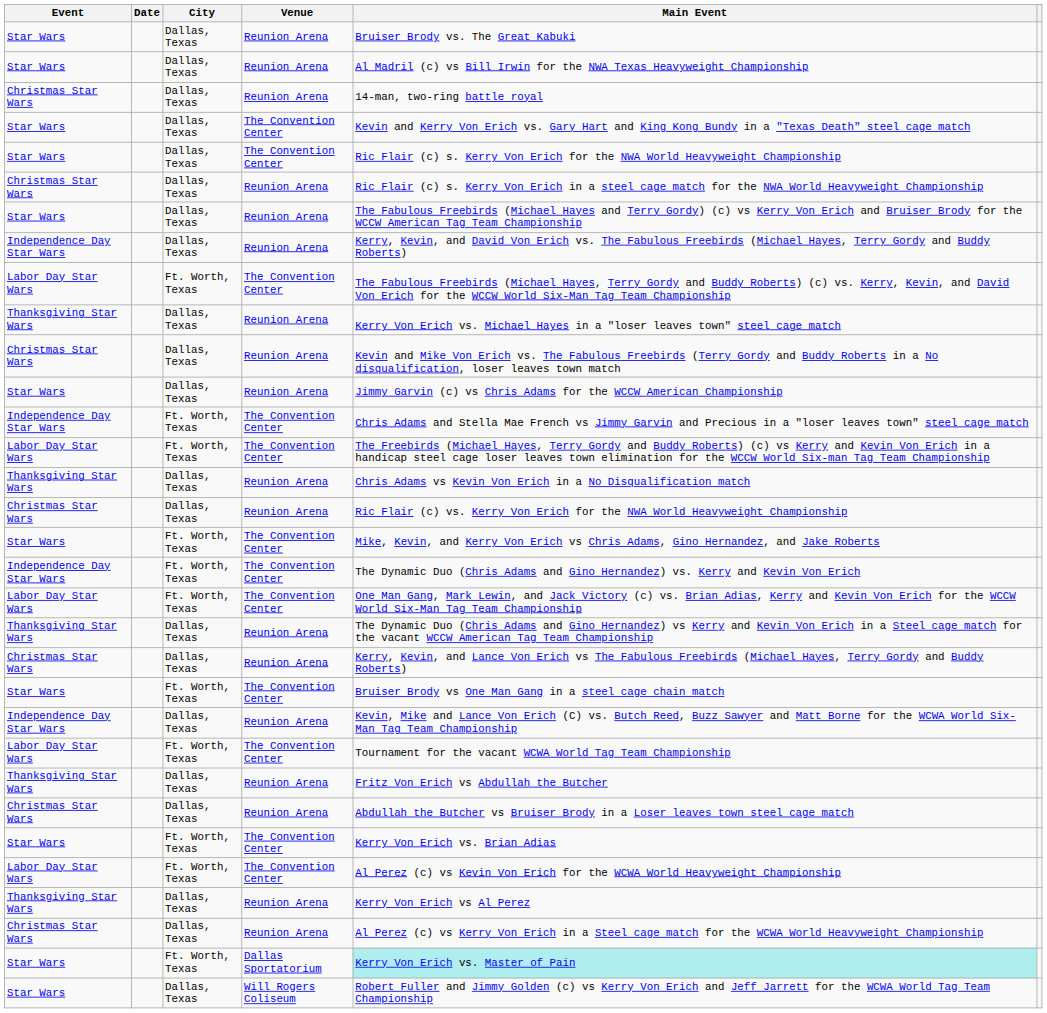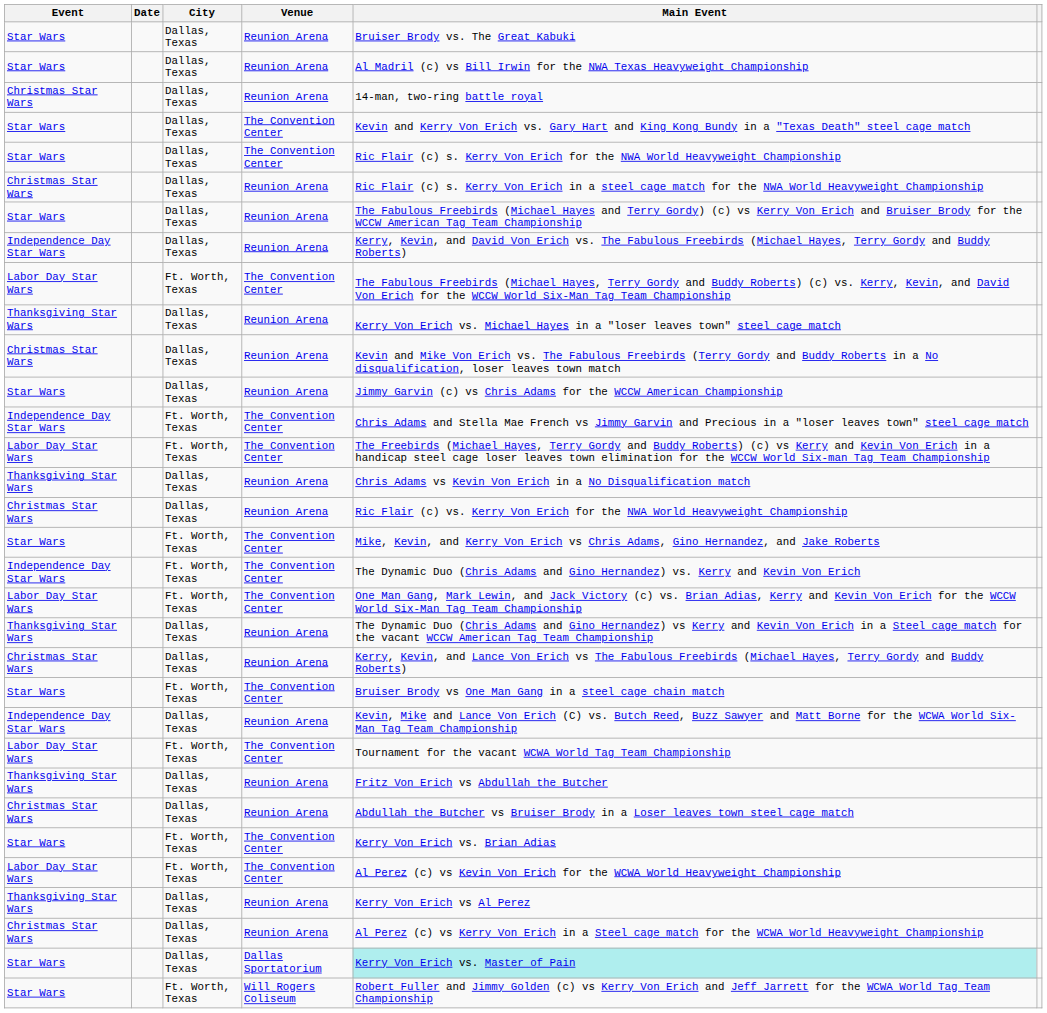(197, 963) Ft. Worth, Texas -> (188, 963) Dallas, Texas
(188, 993) Dallas, Texas -> (197, 993) Ft. Worth, Texas
